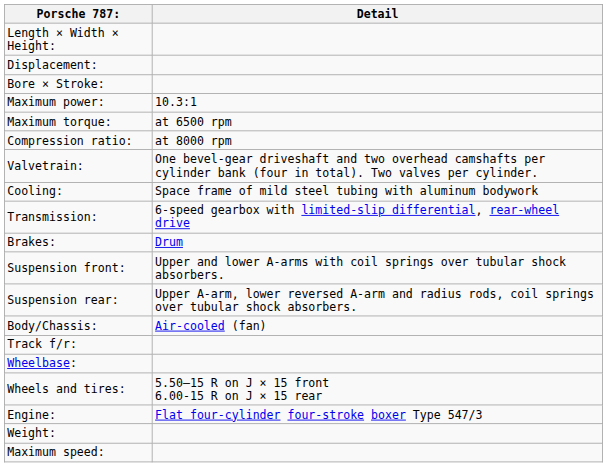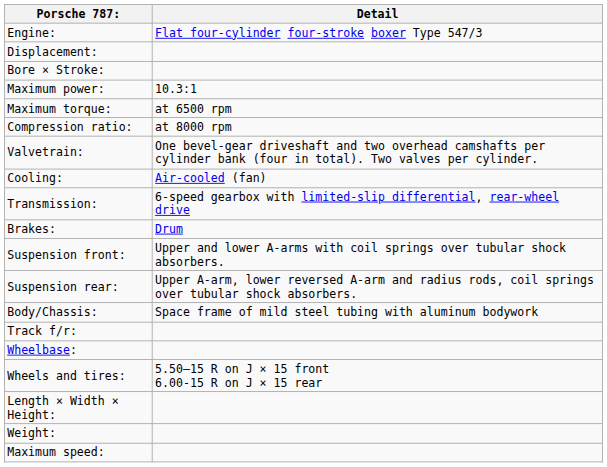rows swapped: (32, 415) <-> (63, 39)
(347, 191) Space frame of mild steel tubing with aluminum bodywork -> (211, 178) Air-cooled (fan)
(211, 326) Air-cooled (fan) -> (347, 312) Space frame of mild steel tubing with aluminum bodywork
